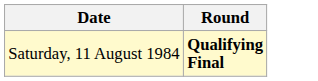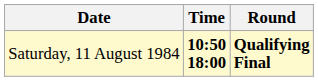+ column: (207, 17)
